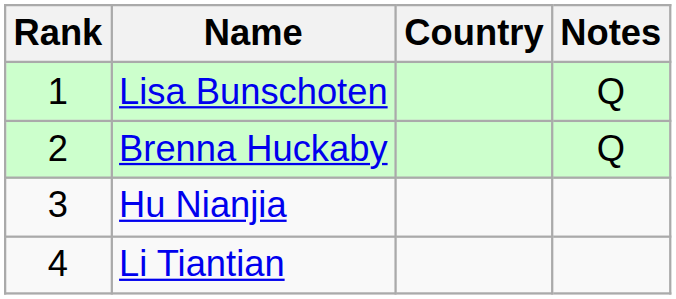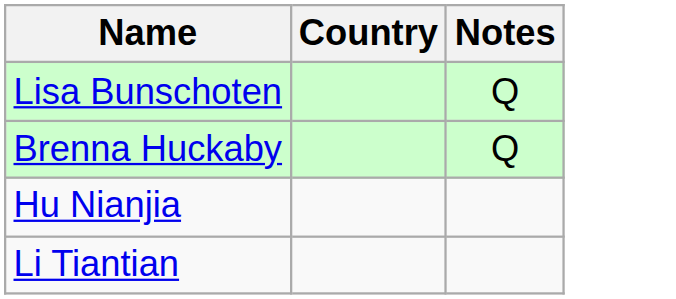- column: (58, 33)
